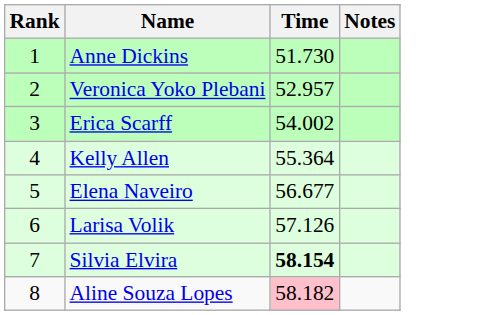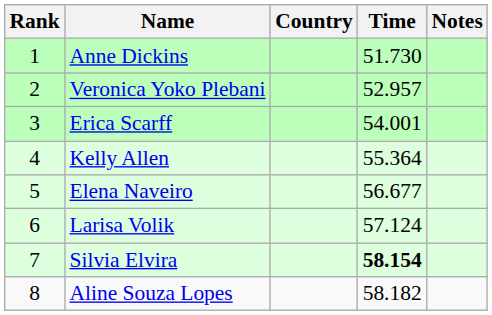+ column: (314, 21)
(305, 123) 54.002 -> (392, 123) 54.001
(305, 225) 57.126 -> (392, 225) 57.124
(305, 293) pink background -> (392, 293) no background
